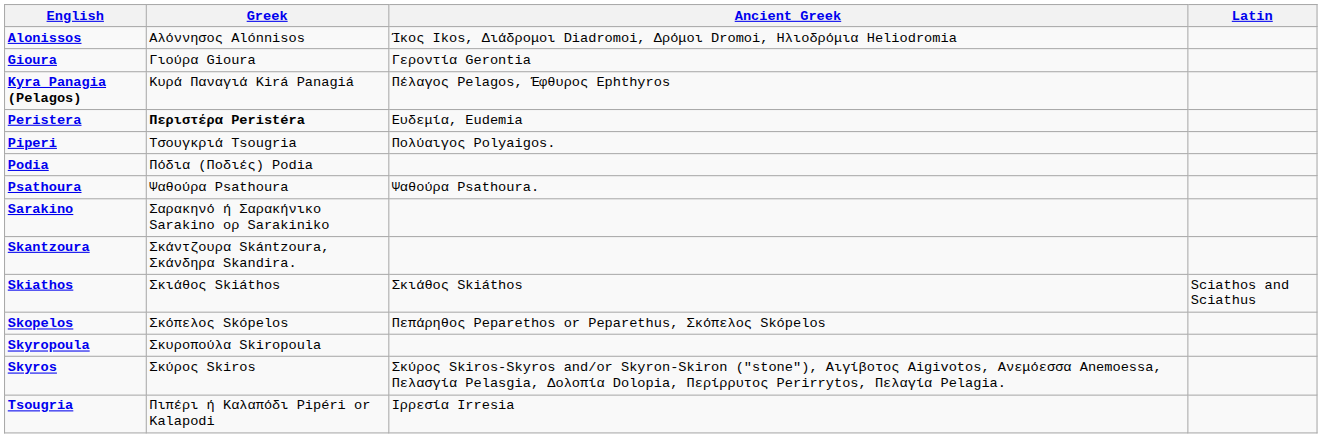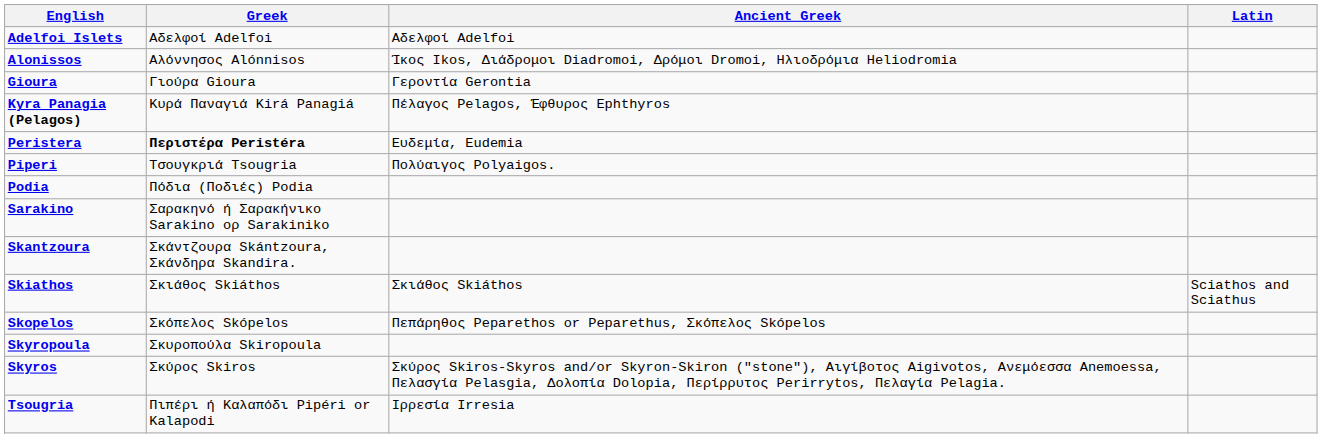+ row: (65, 38)
- row: (45, 187)
